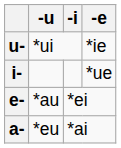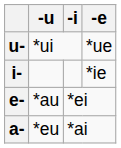(96, 45) *ie -> (99, 45) *ue
(99, 73) *ue -> (96, 73) *ie
